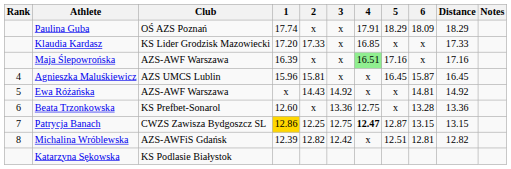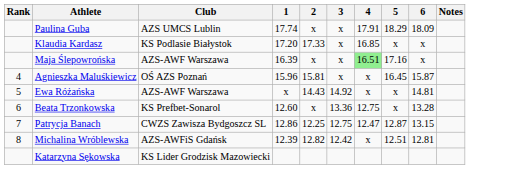- column: (457, 12)
(174, 28) OŚ AZS Poznań -> (181, 28) AZS UMCS Lublin
(206, 44) KS Lider Grodzisk Mazowiecki -> (186, 44) KS Podlasie Białystok
(181, 76) AZS UMCS Lublin -> (174, 76) OŚ AZS Poznań
(286, 124) gold background -> (286, 124) no background
(368, 124) bold -> (368, 124) normal
(186, 156) KS Podlasie Białystok -> (206, 156) KS Lider Grodzisk Mazowiecki
